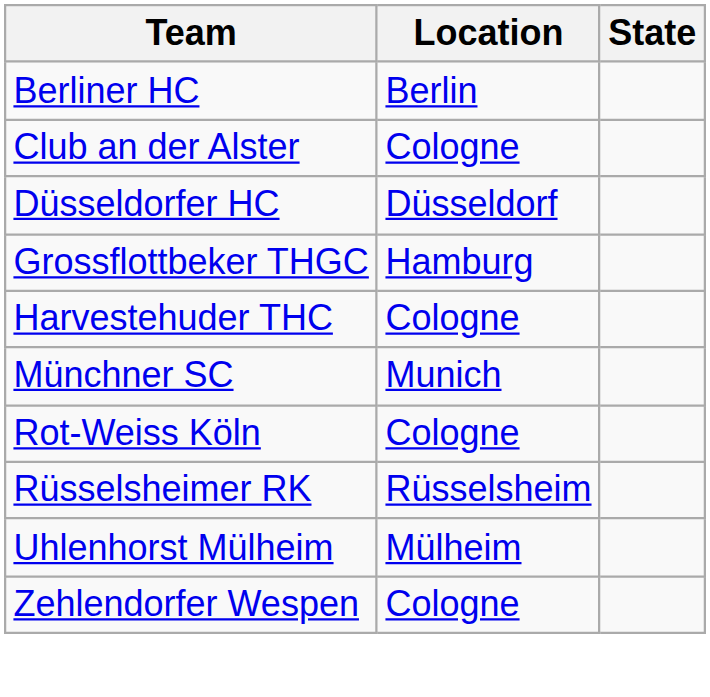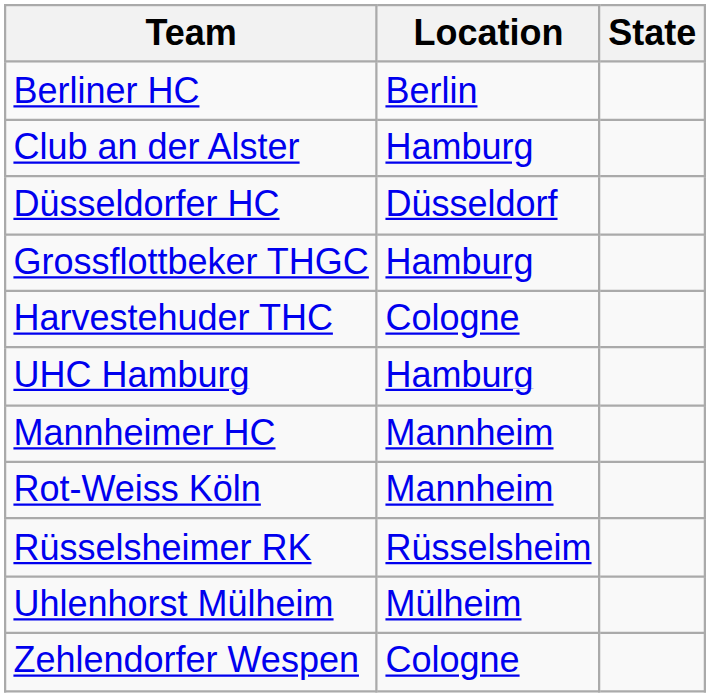(453, 147) Cologne -> (459, 147) Hamburg
+ row: (131, 375)
+ row: (144, 432)
- row: (123, 375)
(453, 432) Cologne -> (469, 489) Mannheim
